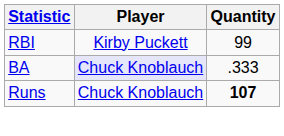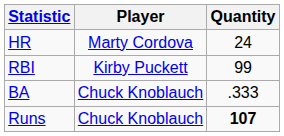+ row: (20, 42)
(141, 67) lavender background -> (141, 93) no background
